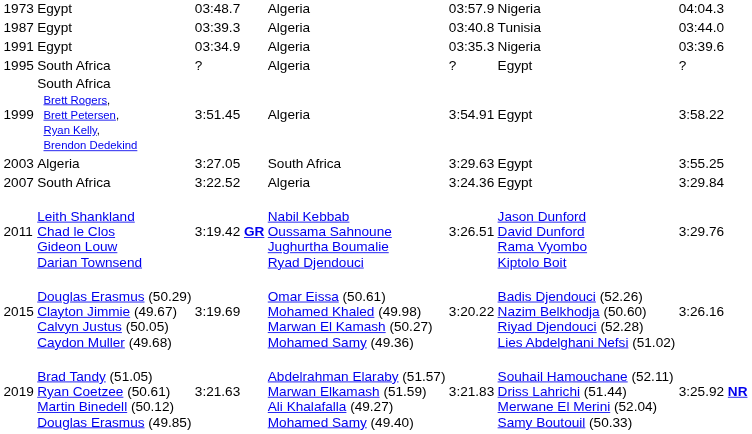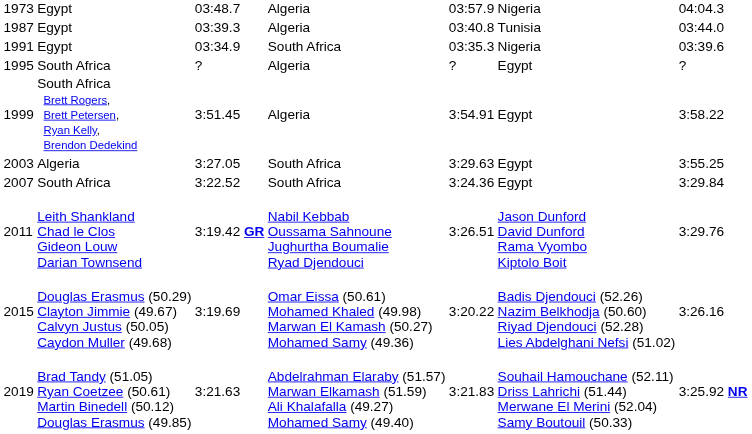(289, 46) Algeria -> (304, 46) South Africa
(289, 182) Algeria -> (304, 182) South Africa
